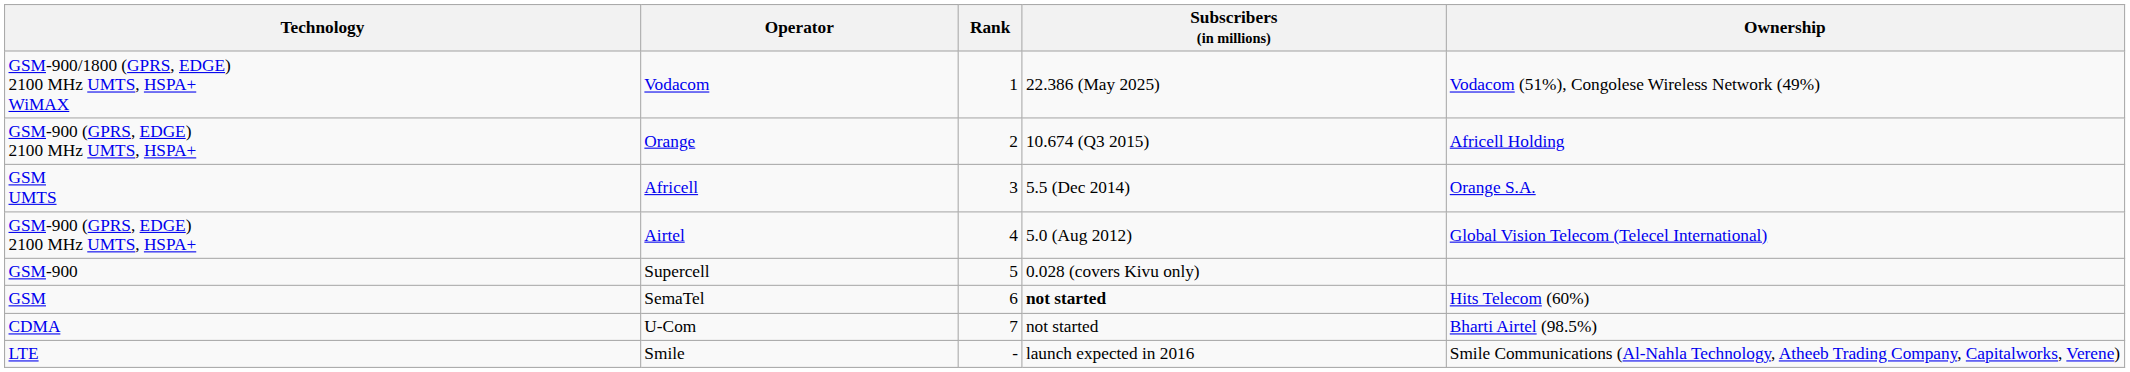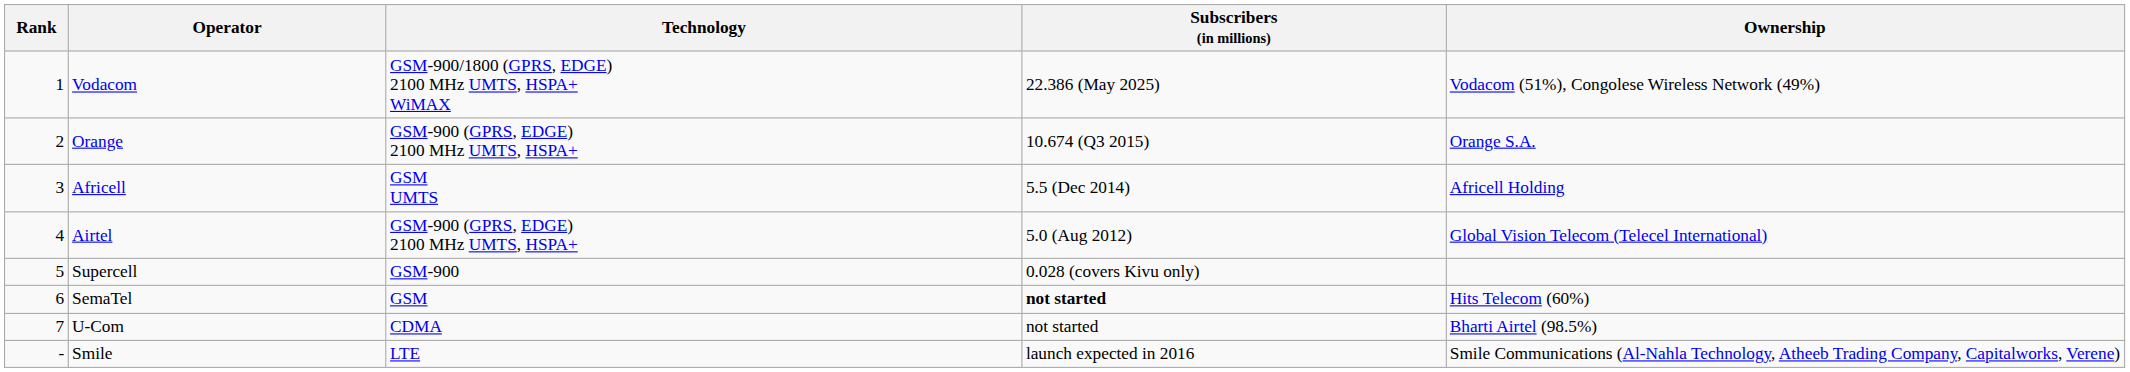columns swapped: (990, 27) <-> (322, 27)
(1507, 141) Africell Holding -> (1493, 141) Orange S.A.
(1493, 187) Orange S.A. -> (1507, 187) Africell Holding
